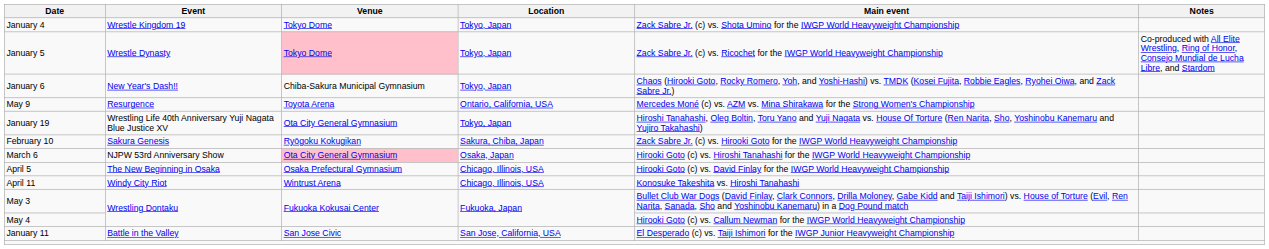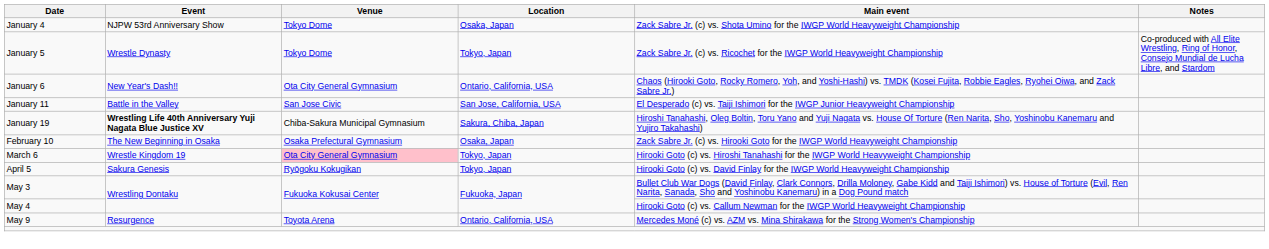(146, 24) Wrestle Kingdom 19 -> (165, 24) NJPW 53rd Anniversary Show
(486, 24) Tokyo, Japan -> (487, 24) Osaka, Japan
(308, 53) pink background -> (308, 53) no background
(354, 86) Chiba-Sakura Municipal Gymnasium -> (340, 86) Ota City General Gymnasium
(486, 86) Tokyo, Japan -> (507, 86) Ontario, California, USA
rows swapped: (28, 233) <-> (18, 104)
(190, 123) normal -> (181, 123) bold
(340, 123) Ota City General Gymnasium -> (354, 123) Chiba-Sakura Municipal Gymnasium
(486, 123) Tokyo, Japan -> (502, 123) Sakura, Chiba, Japan
(138, 141) Sakura Genesis -> (164, 141) The New Beginning in Osaka
(322, 141) Ryōgoku Kokugikan -> (343, 141) Osaka Prefectural Gymnasium
(502, 141) Sakura, Chiba, Japan -> (487, 141) Osaka, Japan
(165, 155) NJPW 53rd Anniversary Show -> (146, 155) Wrestle Kingdom 19
(487, 155) Osaka, Japan -> (486, 155) Tokyo, Japan
(164, 169) The New Beginning in Osaka -> (138, 169) Sakura Genesis
(343, 169) Osaka Prefectural Gymnasium -> (322, 169) Ryōgoku Kokugikan
(502, 169) Chicago, Illinois, USA -> (486, 169) Tokyo, Japan
- row: (21, 182)
